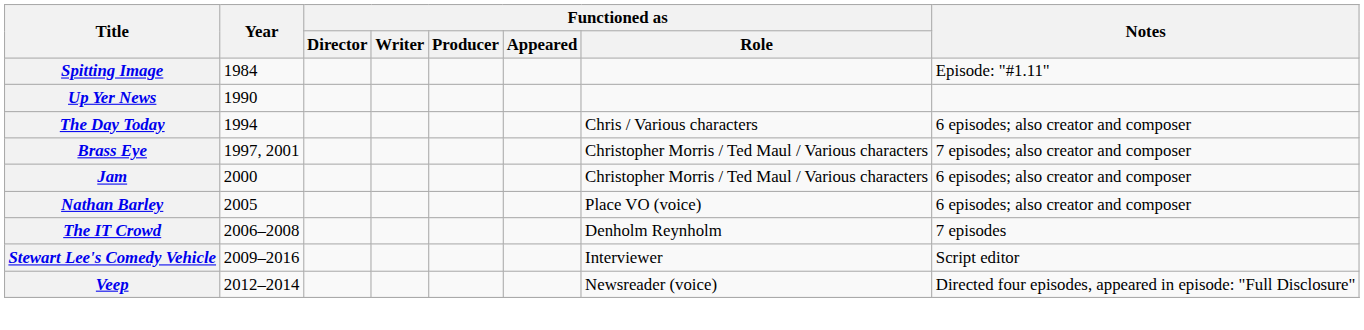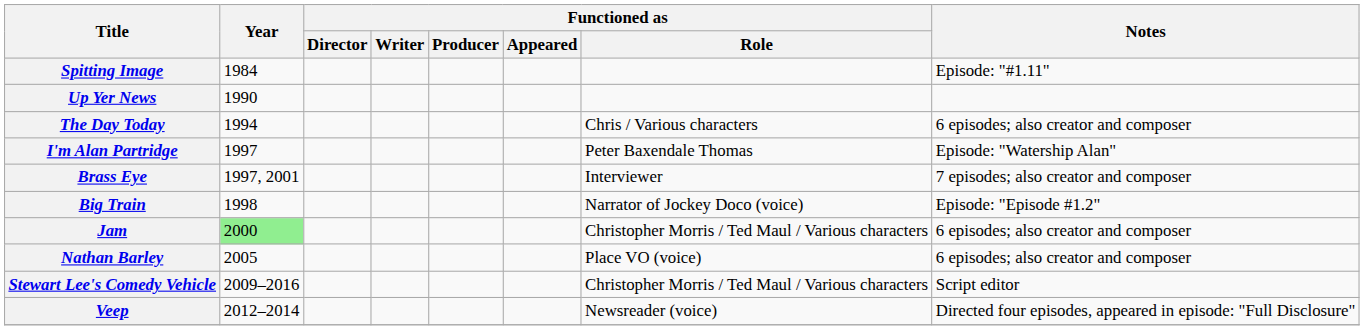+ row: (112, 151)
(757, 151) Christopher Morris / Ted Maul / Various characters -> (624, 177) Interviewer
+ row: (112, 204)
(241, 177) no background -> (241, 230) lightgreen background
- row: (112, 230)
(624, 257) Interviewer -> (757, 284) Christopher Morris / Ted Maul / Various characters
